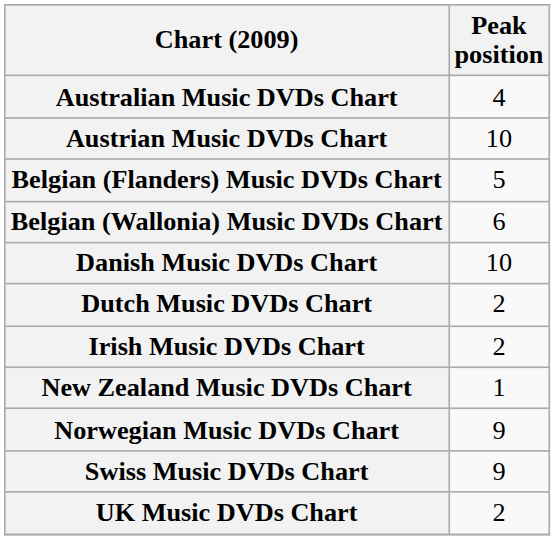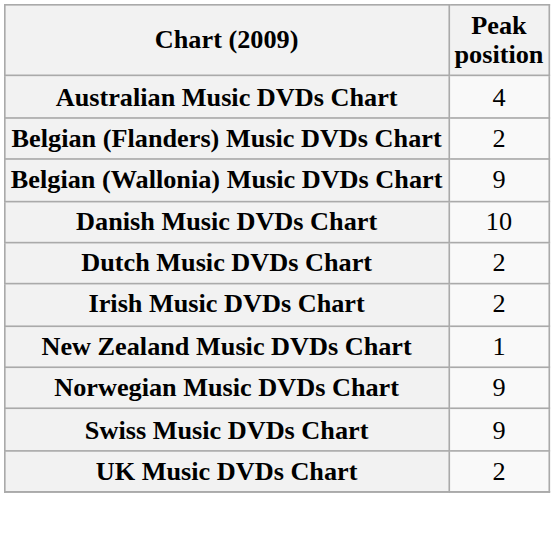- row: (227, 138)
(499, 179) 5 -> (499, 138) 2
(499, 221) 6 -> (499, 179) 9
